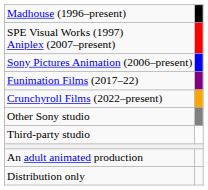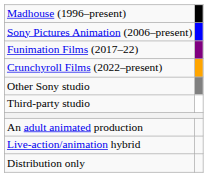- row: (65, 38)
+ row: (74, 145)
